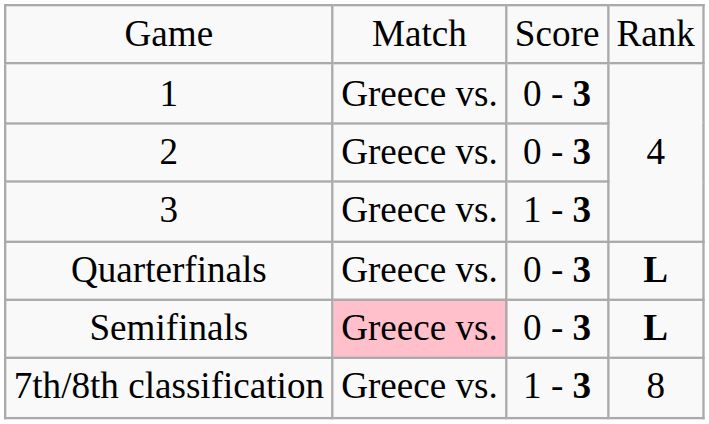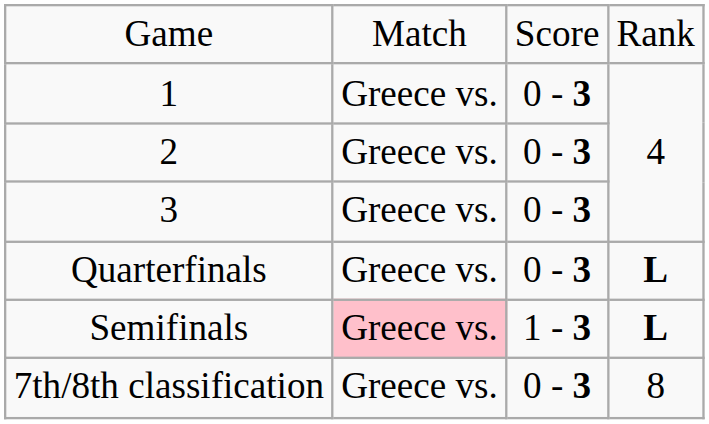(557, 210) 1 - 3 -> (557, 210) 0 - 3
(557, 328) 0 - 3 -> (557, 328) 1 - 3
(557, 387) 1 - 3 -> (557, 387) 0 - 3
